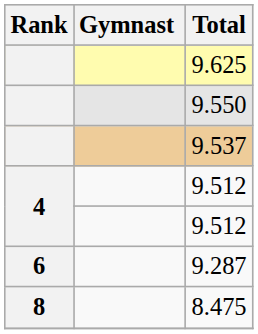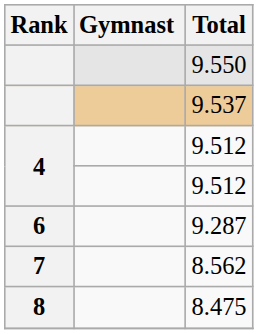- row: (39, 66)
+ row: (39, 266)
